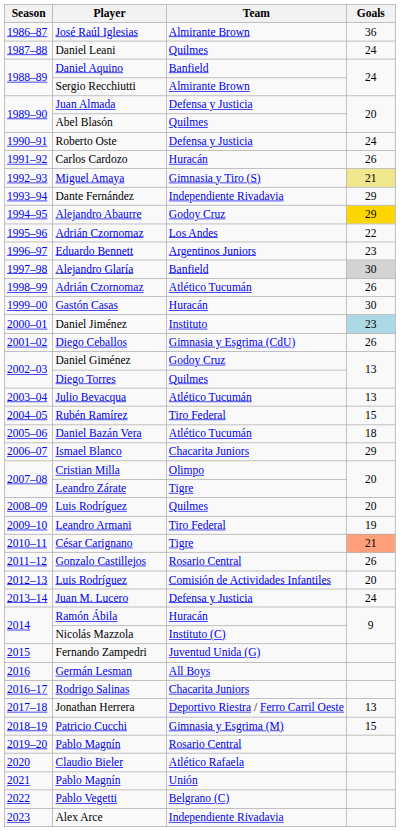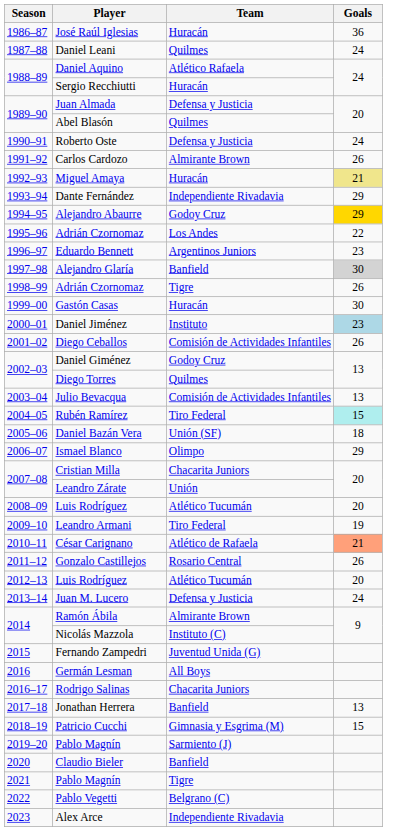(209, 31) Almirante Brown -> (188, 31) Huracán
(189, 68) Banfield -> (206, 68) Atlético Rafaela
(209, 86) Almirante Brown -> (188, 86) Huracán
(188, 159) Huracán -> (209, 159) Almirante Brown
(215, 178) Gimnasia y Tiro (S) -> (188, 178) Huracán
(210, 287) Atlético Tucumán -> (181, 287) Tigre
(232, 342) Gimnasia y Esgrima (CdU) -> (250, 342) Comisión de Actividades Infantiles
(210, 397) Atlético Tucumán -> (250, 397) Comisión de Actividades Infantiles
(371, 415) no background -> (358, 415) paleturquoise background
(210, 433) Atlético Tucumán -> (195, 433) Unión (SF)
(209, 452) Chacarita Juniors -> (186, 452) Olimpo
(186, 470) Olimpo -> (209, 470) Chacarita Juniors
(181, 488) Tigre -> (183, 488) Unión
(188, 506) Quilmes -> (210, 506) Atlético Tucumán
(181, 543) Tigre -> (213, 543) Atlético de Rafaela
(250, 580) Comisión de Actividades Infantiles -> (210, 580) Atlético Tucumán
(188, 616) Huracán -> (209, 616) Almirante Brown
(256, 707) Deportivo Riestra / Ferro Carril Oeste -> (189, 707) Banfield
(205, 744) Rosario Central -> (200, 744) Sarmiento (J)
(206, 762) Atlético Rafaela -> (189, 762) Banfield
(183, 780) Unión -> (181, 780) Tigre
